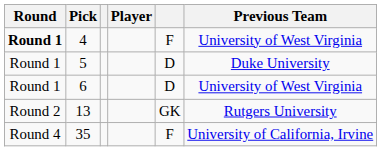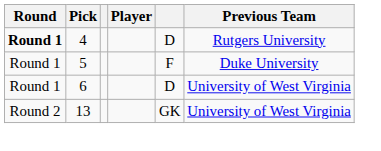(170, 39) F -> (170, 39) D
(280, 39) University of West Virginia -> (269, 39) Rutgers University
(170, 63) D -> (170, 63) F
(280, 110) Rutgers University -> (269, 110) University of West Virginia
- row: (83, 134)
